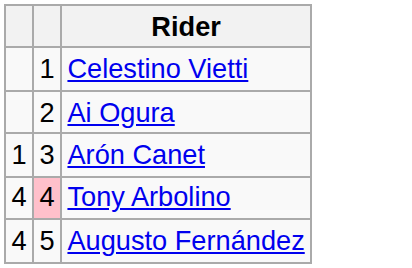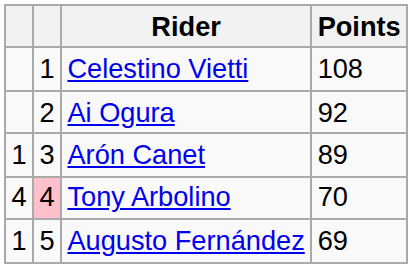+ column: (359, 26)
(19, 240) 4 -> (19, 240) 1
